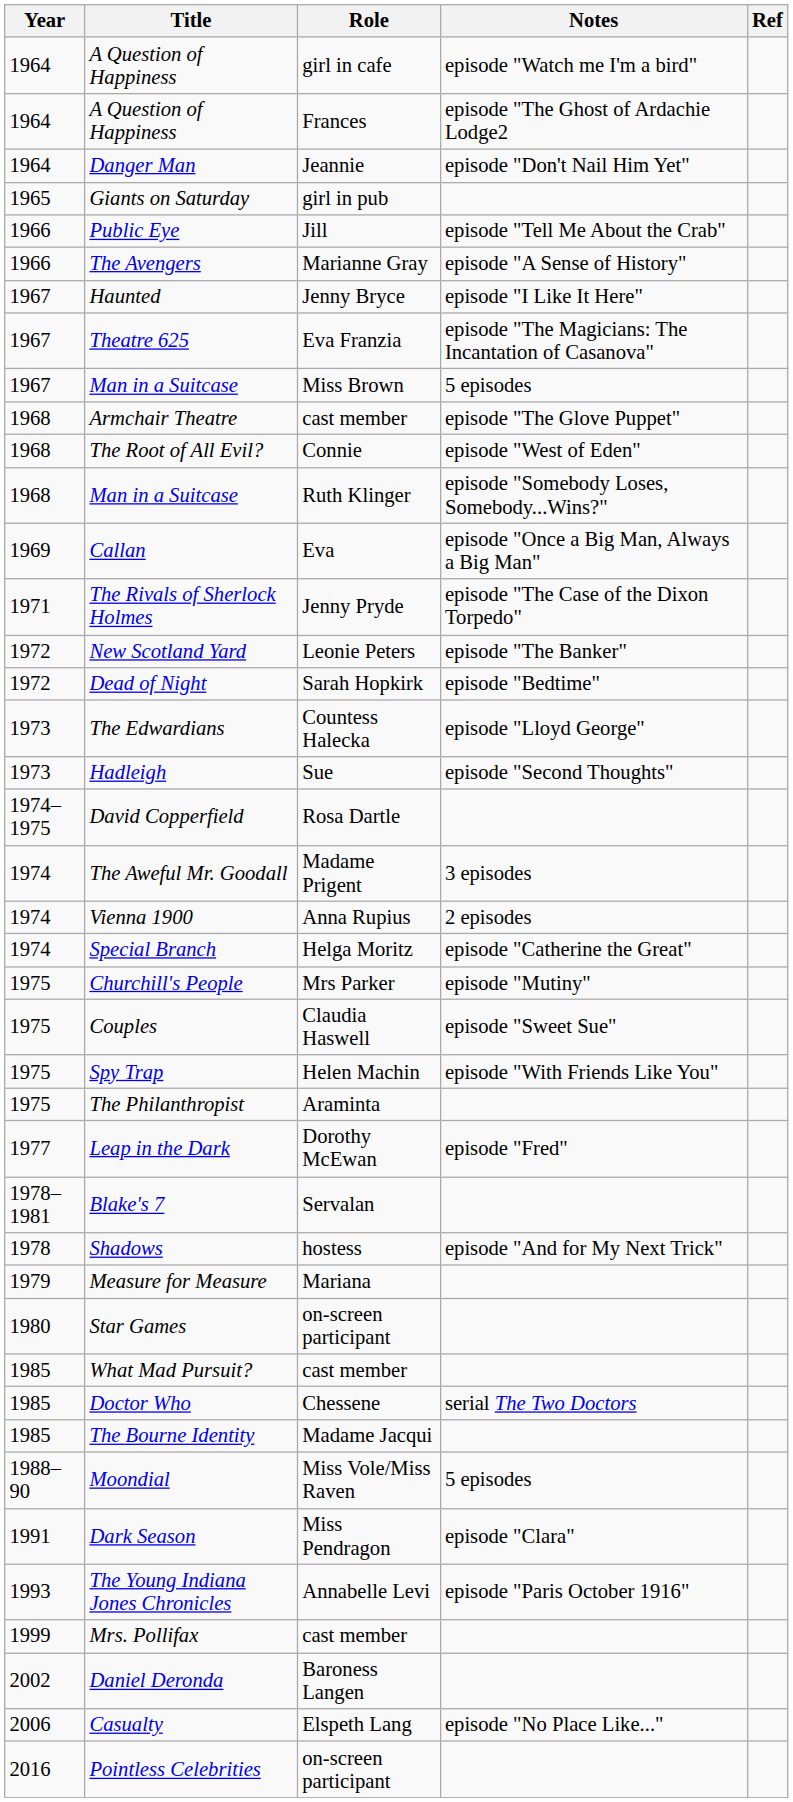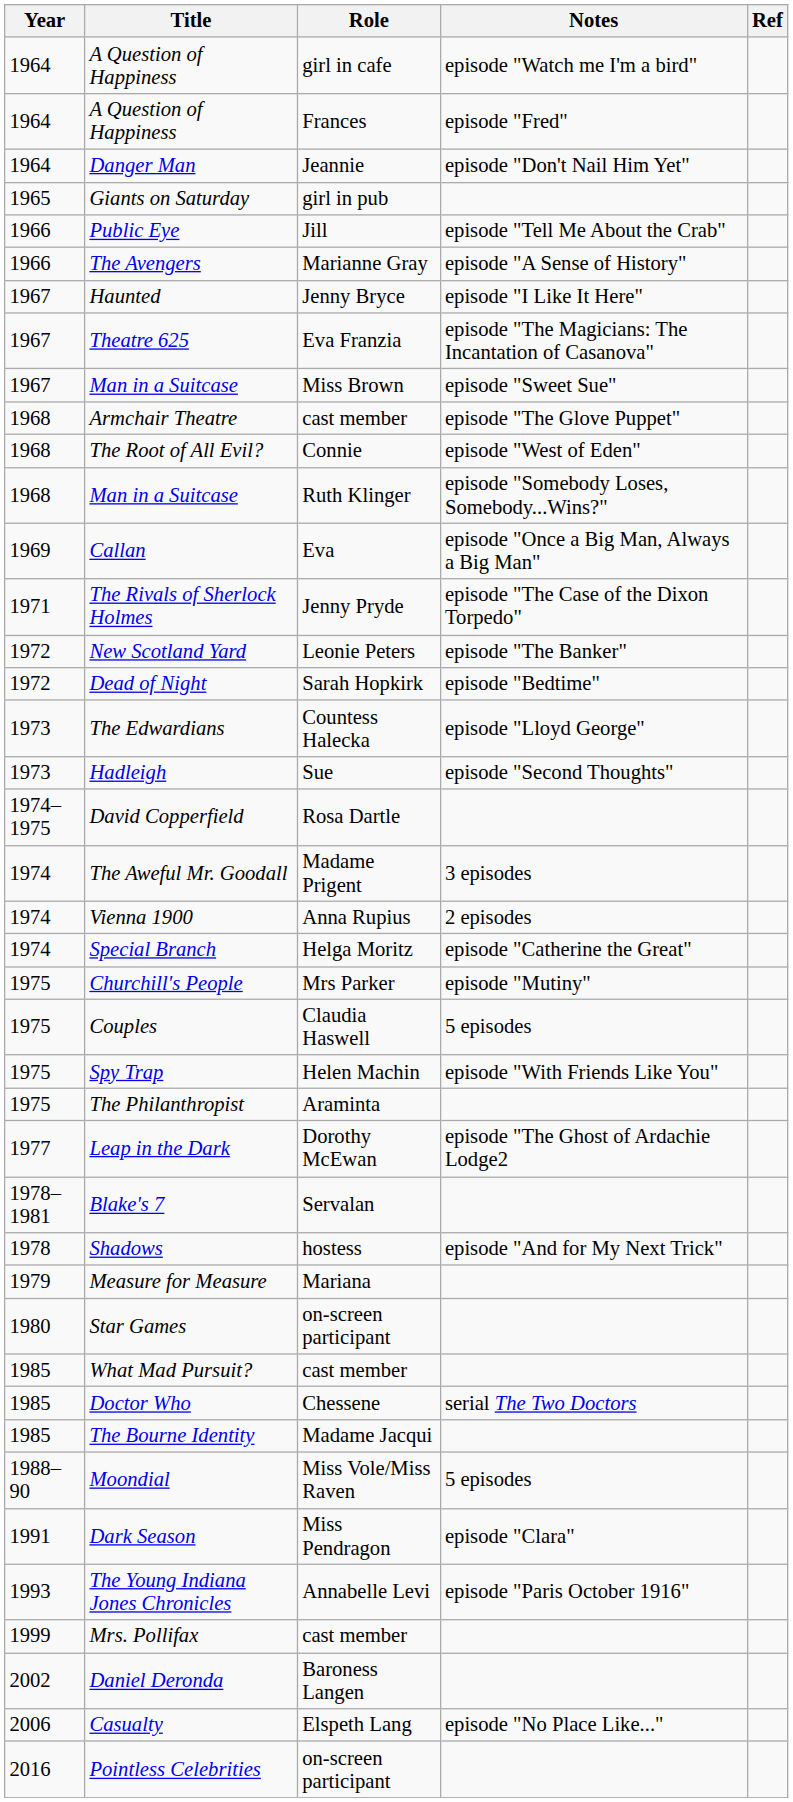(578, 121) episode "The Ghost of Ardachie Lodge2 -> (506, 121) episode "Fred"
(488, 385) 5 episodes -> (531, 385) episode "Sweet Sue"
(531, 1027) episode "Sweet Sue" -> (488, 1027) 5 episodes
(506, 1148) episode "Fred" -> (578, 1148) episode "The Ghost of Ardachie Lodge2
